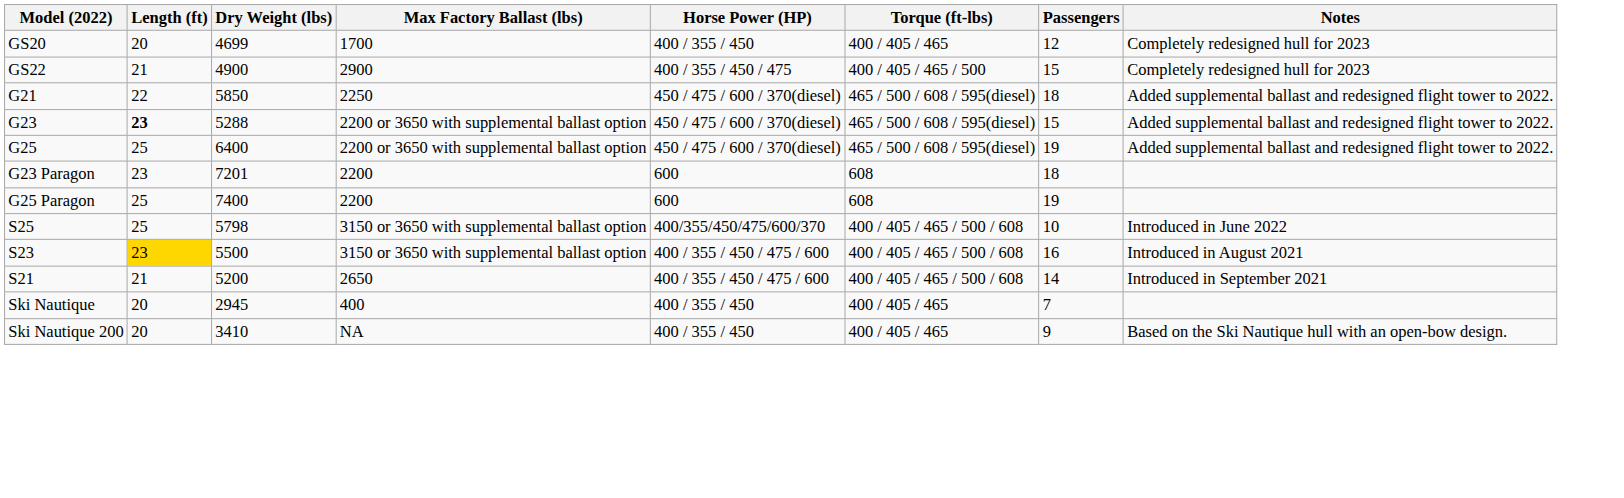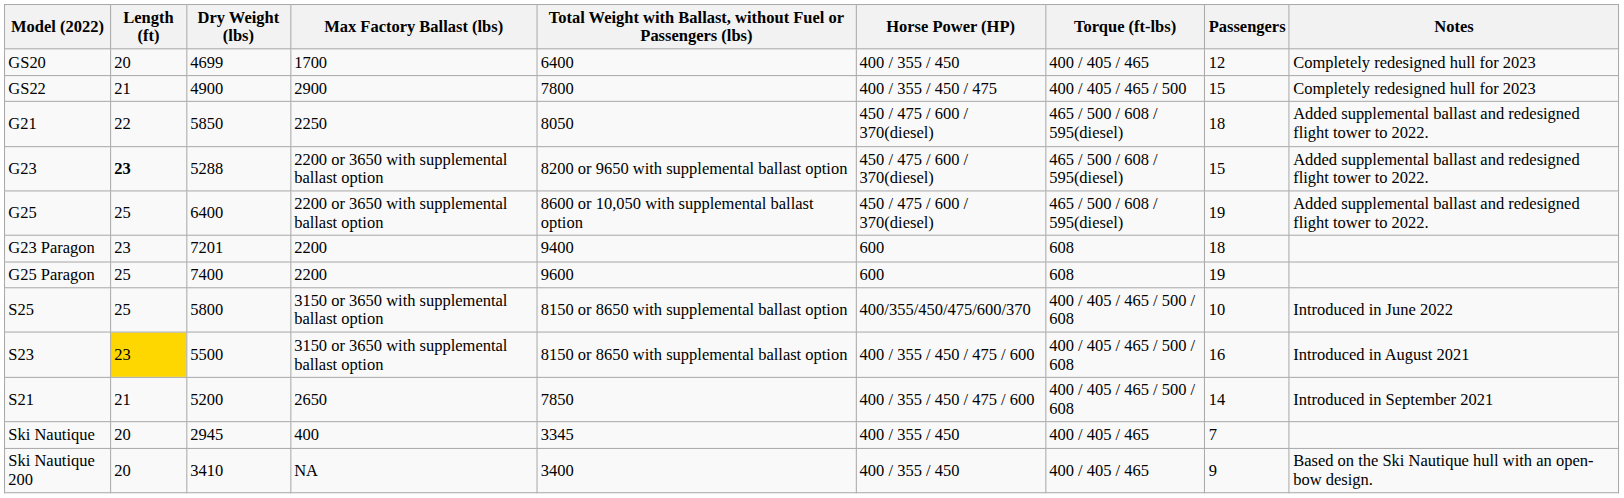+ column: (696, 26)
(232, 226) 5798 -> (207, 310) 5800
